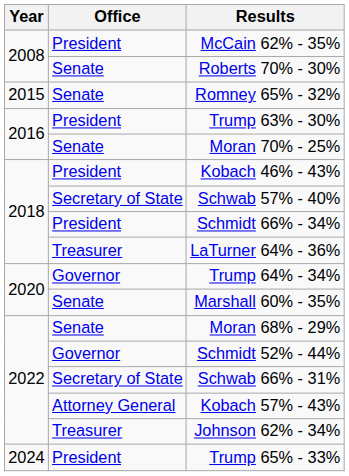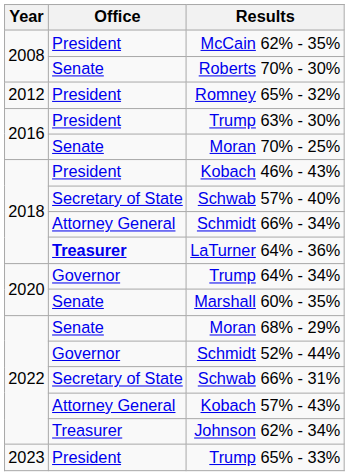(26, 95) 2015 -> (26, 95) 2012
(78, 95) Senate -> (87, 95) President
(87, 224) President -> (114, 224) Attorney General
(87, 250) normal -> (89, 250) bold
(26, 457) 2024 -> (26, 457) 2023
